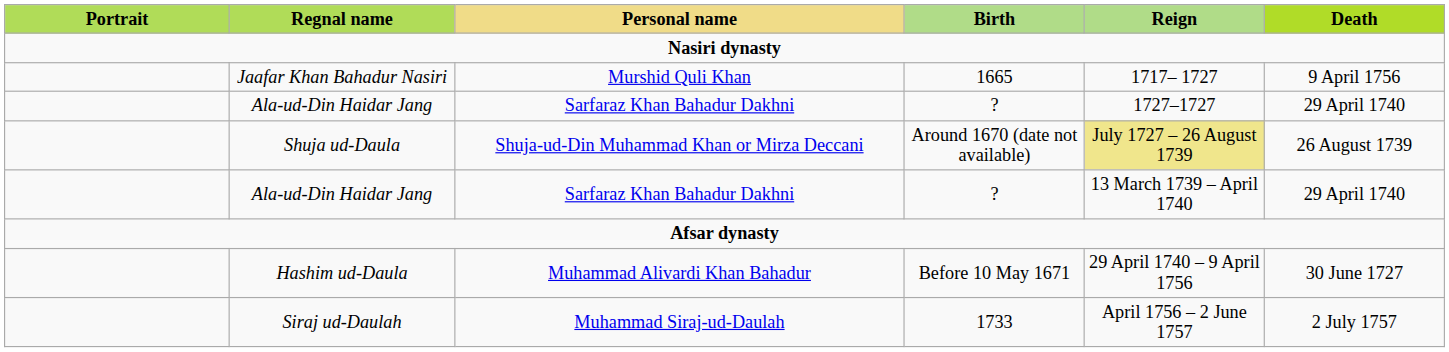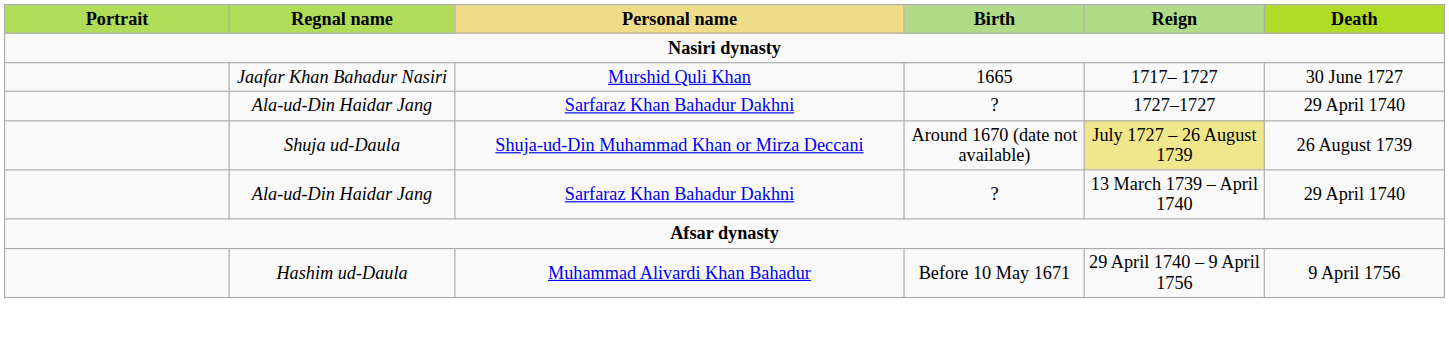(1354, 76) 9 April 1756 -> (1354, 76) 30 June 1727
(1354, 272) 30 June 1727 -> (1354, 272) 9 April 1756
- row: (342, 322)
